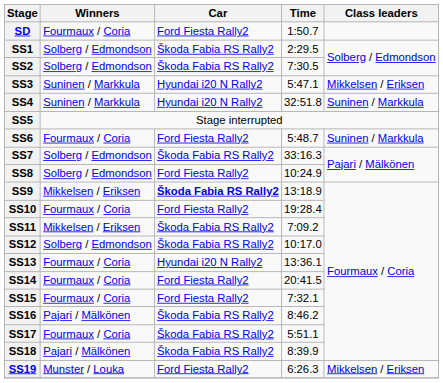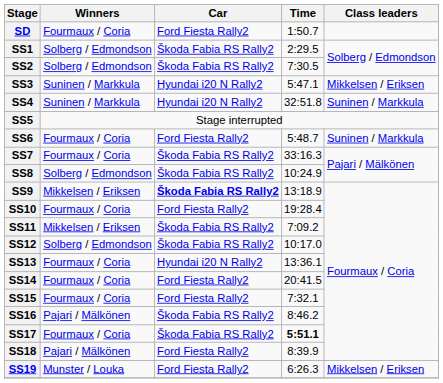(97, 155) Solberg / Edmondson -> (87, 155) Fourmaux / Coria
(203, 173) Ford Fiesta Rally2 -> (215, 173) Škoda Fabia RS Rally2
(303, 333) normal -> (303, 333) bold
(215, 351) Škoda Fabia RS Rally2 -> (203, 351) Ford Fiesta Rally2
